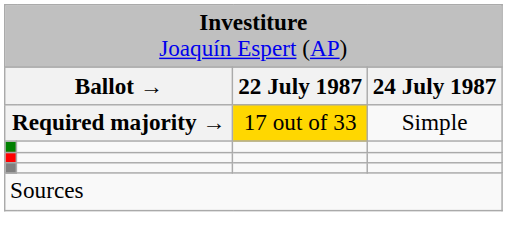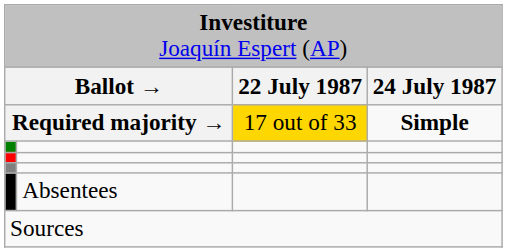(435, 122) normal -> (435, 122) bold
+ row: (11, 192)
